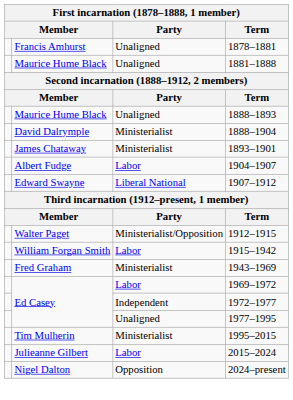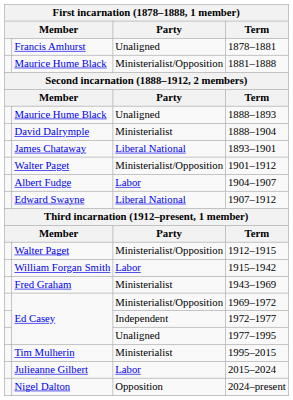(138, 64) Unaligned -> (169, 64) Ministerialist/Opposition
(144, 149) Ministerialist -> (150, 149) Liberal National
+ row: (252, 166)
(128, 285) Labor -> (169, 302) Ministerialist/Opposition
